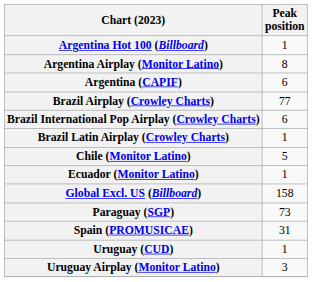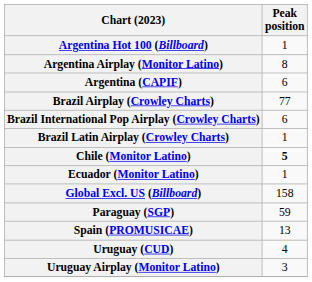(285, 156) normal -> (285, 156) bold
(285, 212) 73 -> (285, 212) 59
(285, 230) 31 -> (285, 230) 13
(285, 249) 1 -> (285, 249) 4
